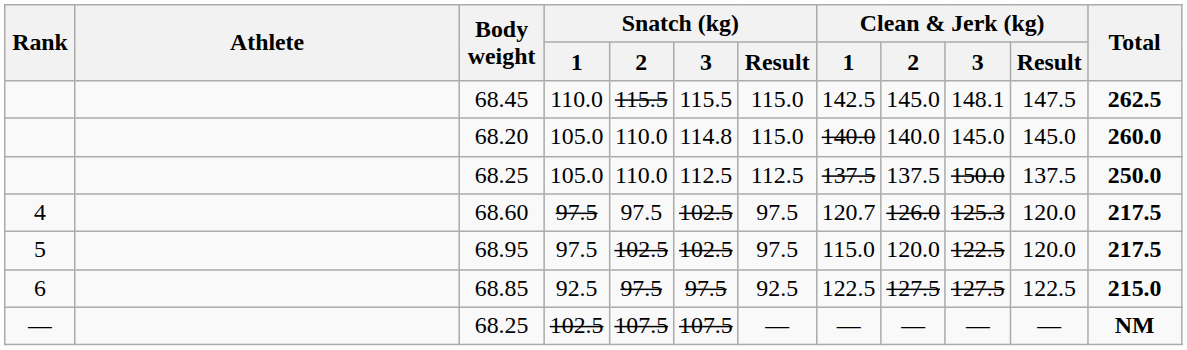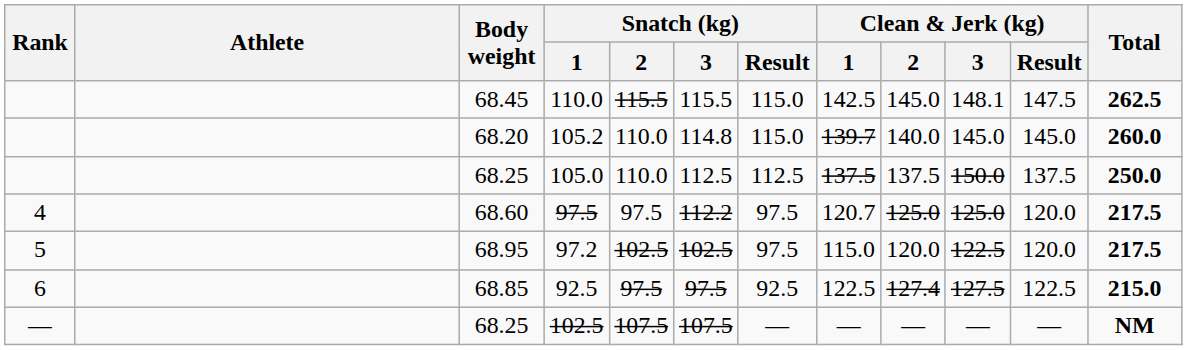(577, 136) 105.0 -> (577, 136) 105.2
(849, 136) 140.0 -> (849, 136) 139.7
(706, 212) 102.5 -> (706, 212) 112.2
(913, 212) 126.0 -> (913, 212) 125.0
(978, 212) 125.3 -> (978, 212) 125.0
(577, 250) 97.5 -> (577, 250) 97.2
(913, 288) 127.5 -> (913, 288) 127.4
